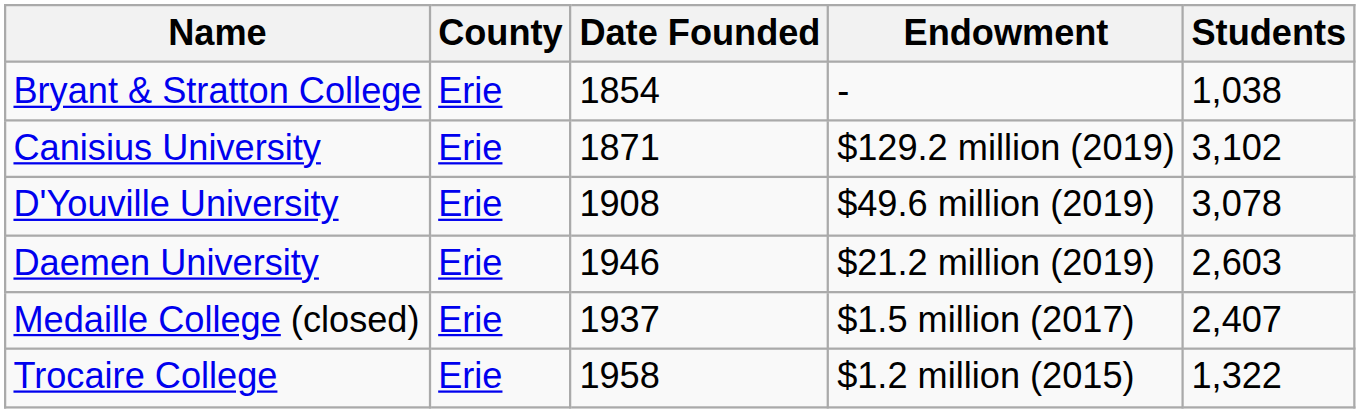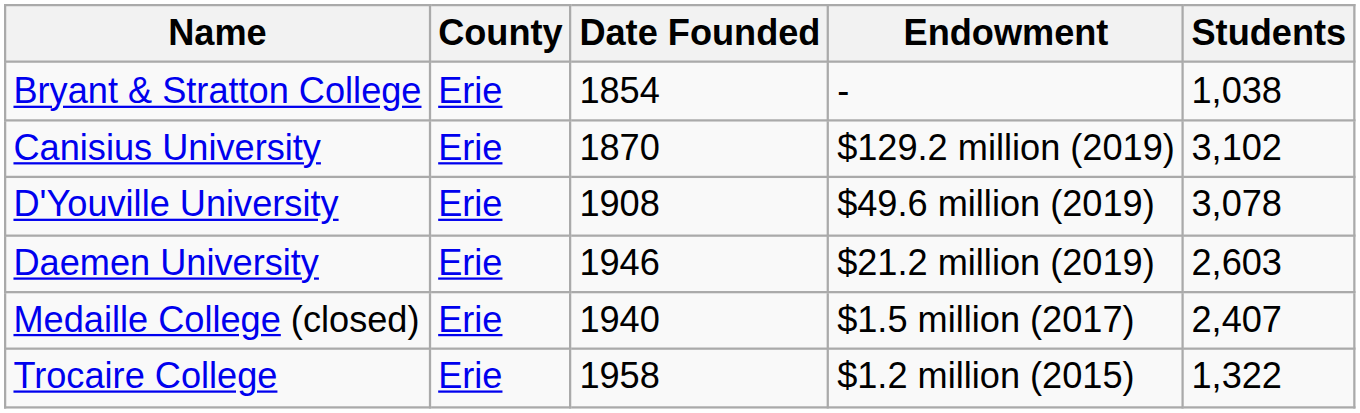(620, 147) 1871 -> (620, 147) 1870
(620, 319) 1937 -> (620, 319) 1940
